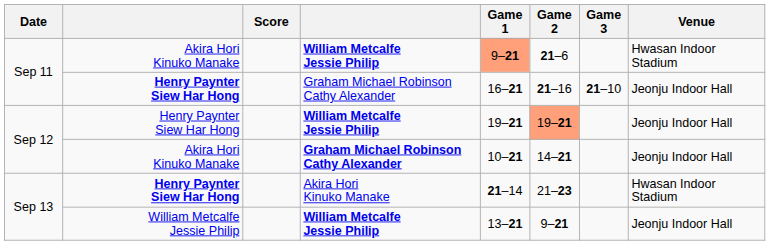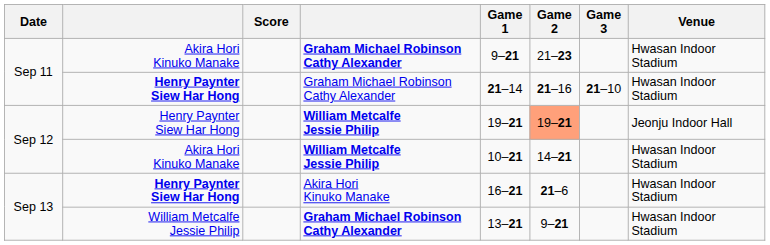(352, 55) William Metcalfe Jessie Philip -> (382, 55) Graham Michael Robinson Cathy Alexander
(505, 55) lightsalmon background -> (505, 55) no background
(554, 55) 21–6 -> (554, 55) 21–23
(505, 89) 16–21 -> (505, 89) 21–14
(682, 89) Jeonju Indoor Hall -> (673, 89) Hwasan Indoor Stadium
(382, 157) Graham Michael Robinson Cathy Alexander -> (352, 157) William Metcalfe Jessie Philip
(682, 157) Jeonju Indoor Hall -> (673, 157) Hwasan Indoor Stadium
(505, 190) 21–14 -> (505, 190) 16–21
(554, 190) 21–23 -> (554, 190) 21–6
(352, 224) William Metcalfe Jessie Philip -> (382, 224) Graham Michael Robinson Cathy Alexander
(682, 224) Jeonju Indoor Hall -> (673, 224) Hwasan Indoor Stadium
